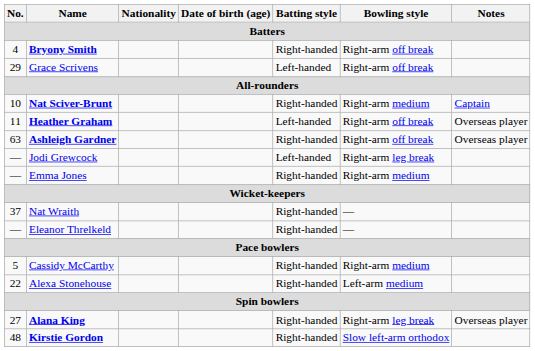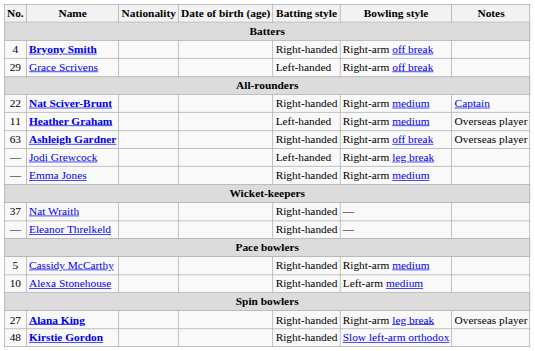(15, 103) 10 -> (15, 103) 22
(388, 121) Right-arm off break -> (386, 121) Right-arm medium
(15, 283) 22 -> (15, 283) 10
